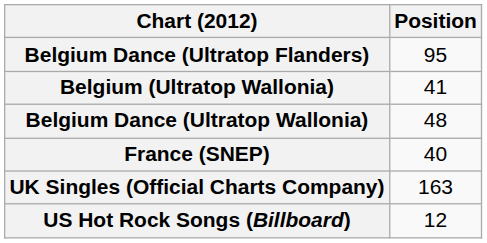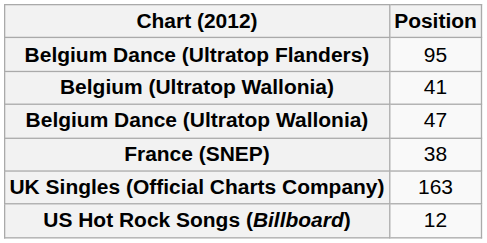(435, 120) 48 -> (435, 120) 47
(435, 154) 40 -> (435, 154) 38
